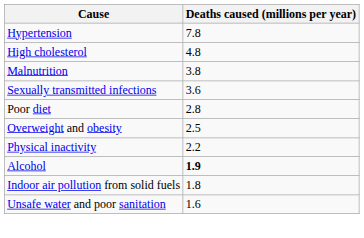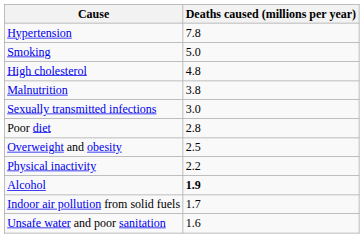+ row: (29, 52)
(193, 90) 3.6 -> (193, 109) 3.0
(193, 185) 1.8 -> (193, 204) 1.7
